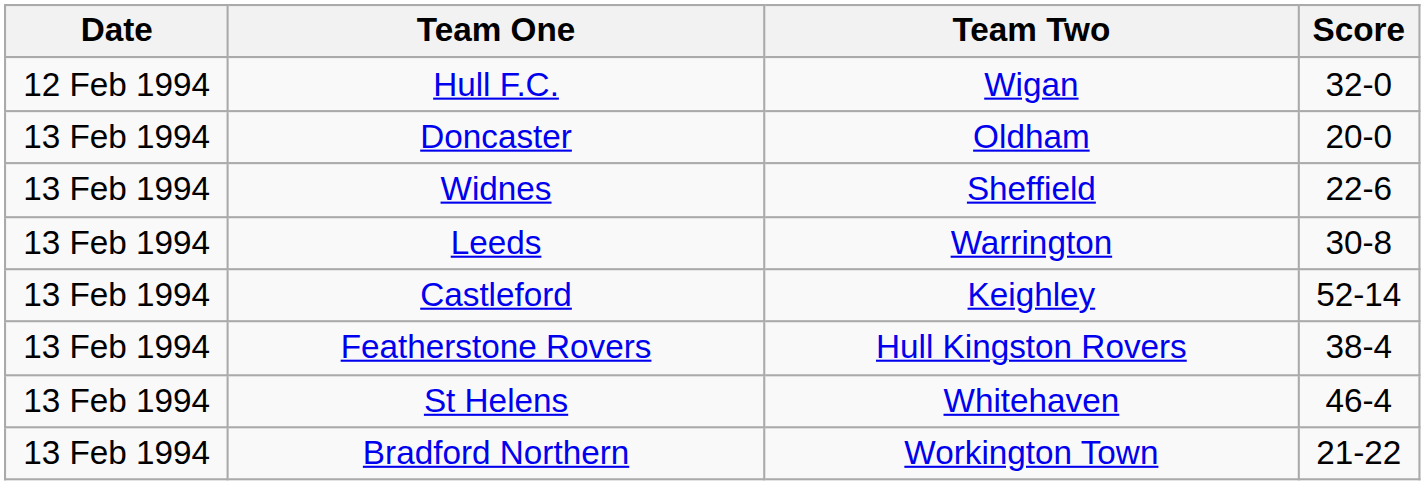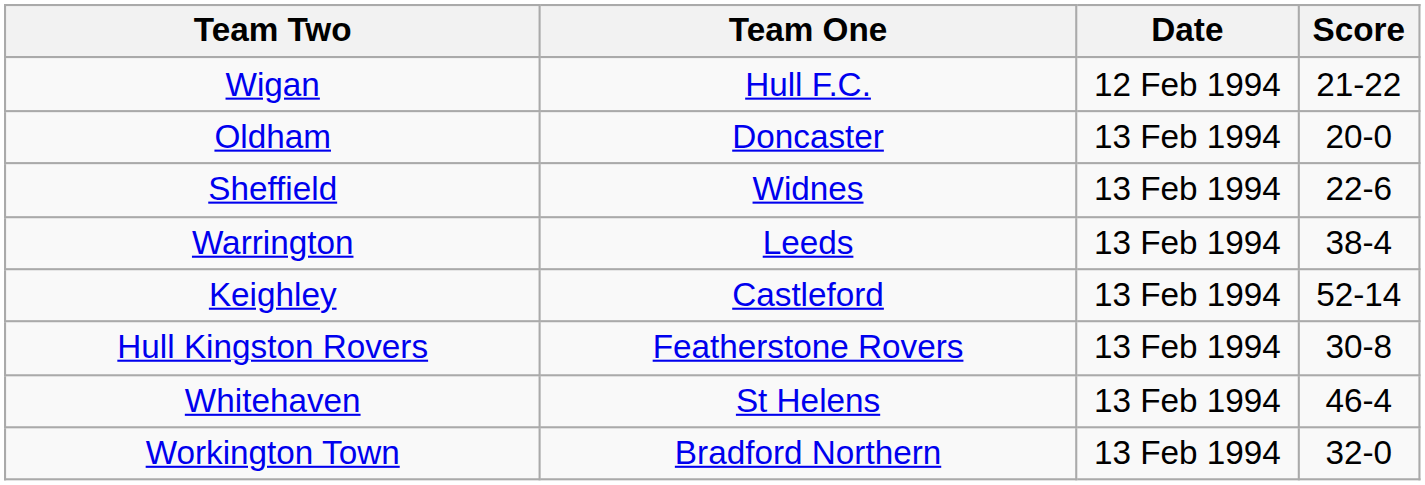columns swapped: (117, 30) <-> (1031, 30)
(1359, 83) 32-0 -> (1359, 83) 21-22
(1359, 242) 30-8 -> (1359, 242) 38-4
(1359, 347) 38-4 -> (1359, 347) 30-8
(1359, 453) 21-22 -> (1359, 453) 32-0
